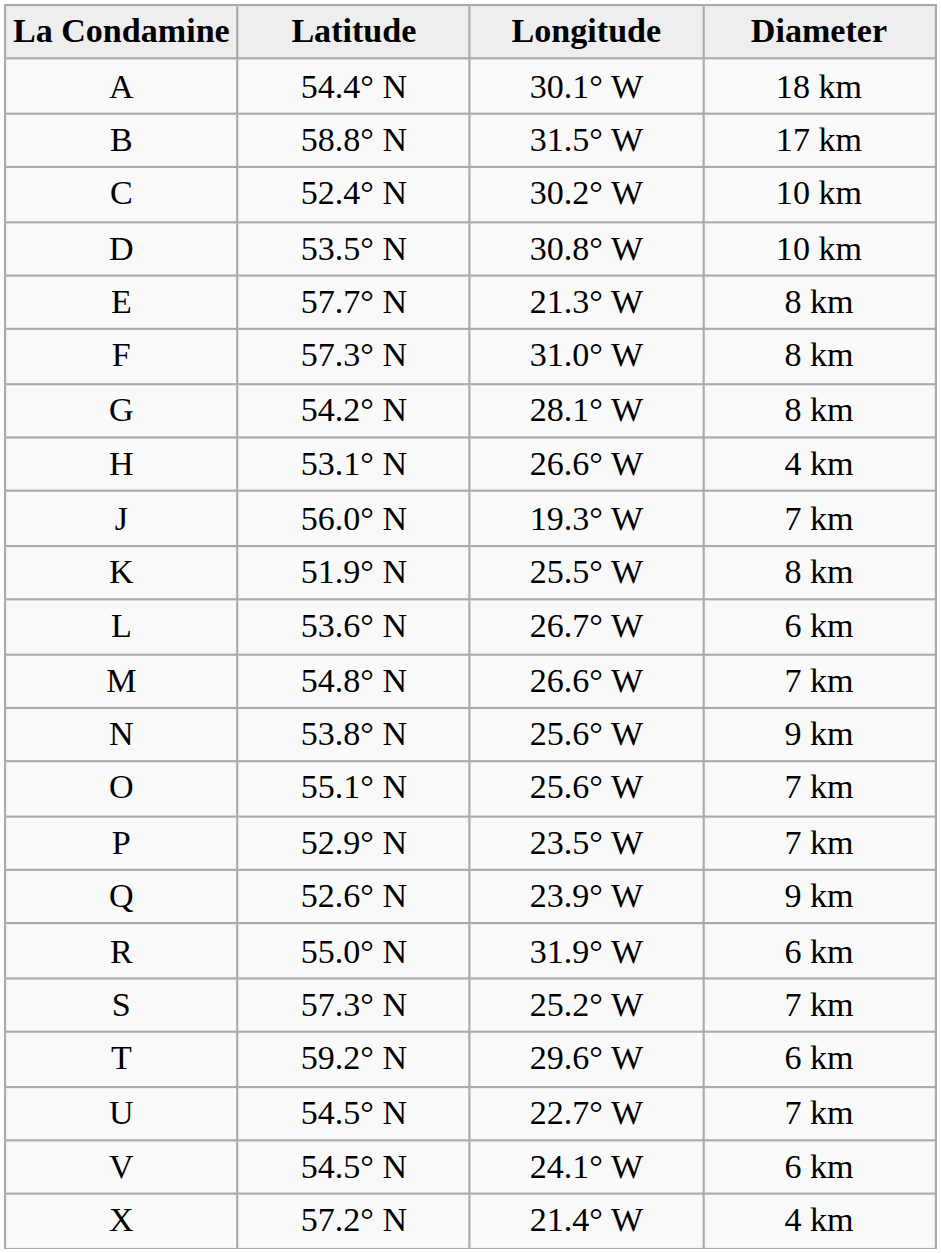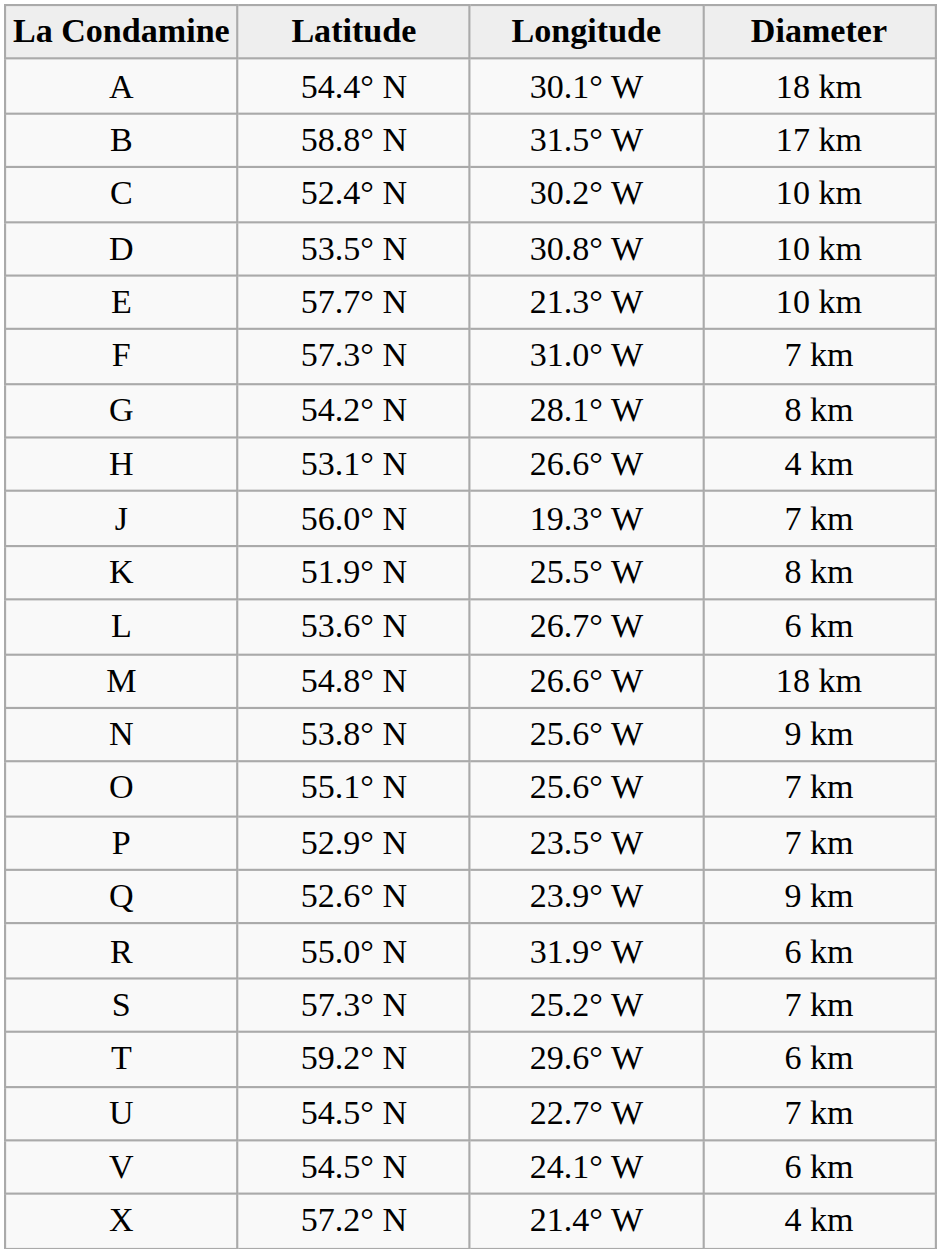(819, 301) 8 km -> (819, 301) 10 km
(819, 355) 8 km -> (819, 355) 7 km
(819, 680) 7 km -> (819, 680) 18 km
